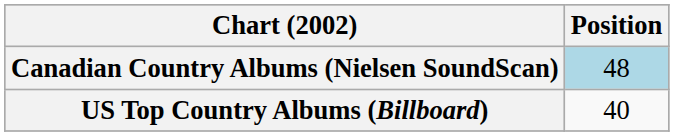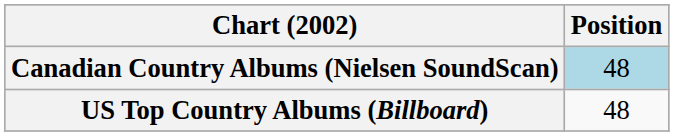(617, 109) 40 -> (617, 109) 48
